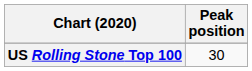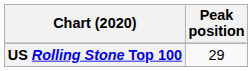(217, 54) 30 -> (217, 54) 29
